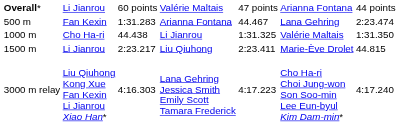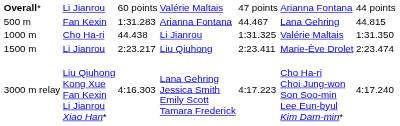(375, 21) 2:23.474 -> (371, 21) 44.815
(371, 48) 44.815 -> (375, 48) 2:23.474
